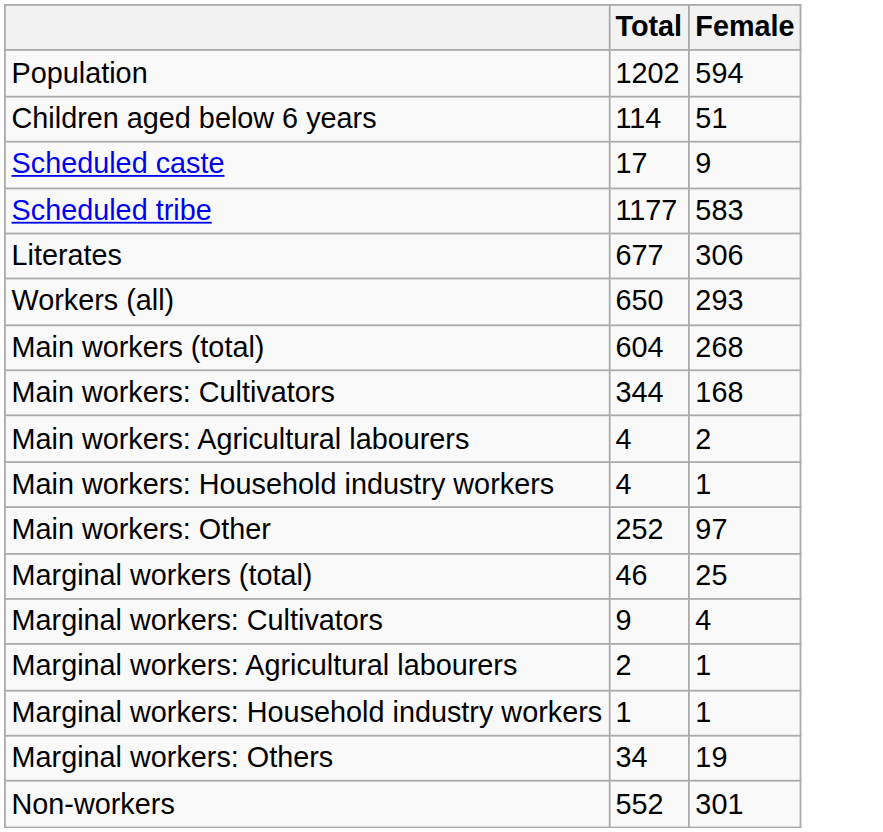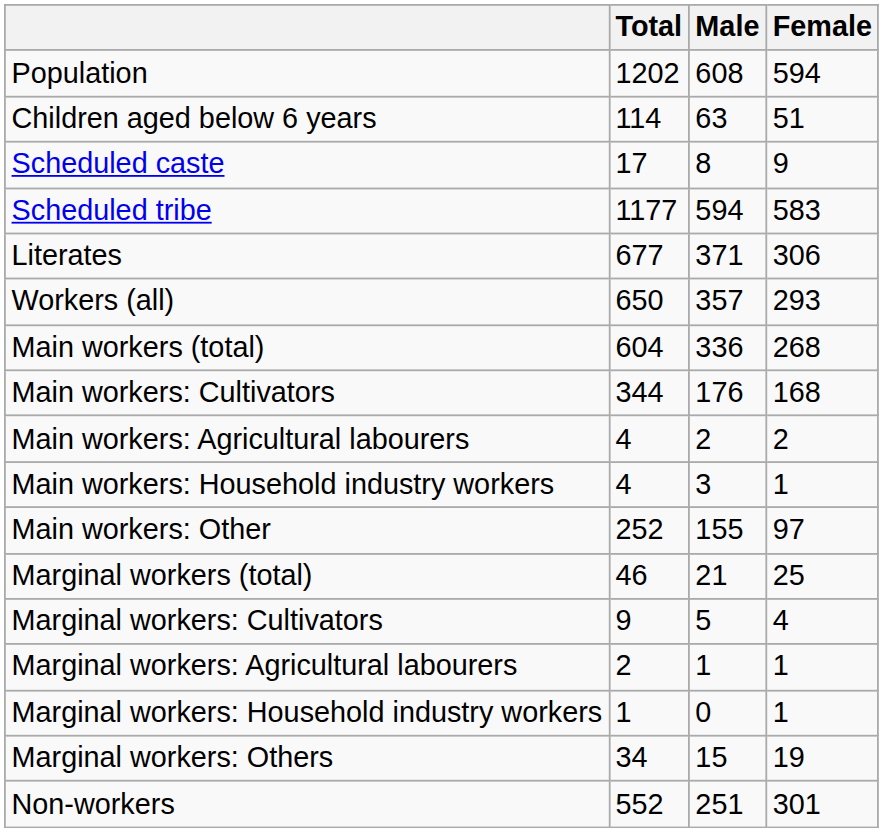+ column: (727, 27)
